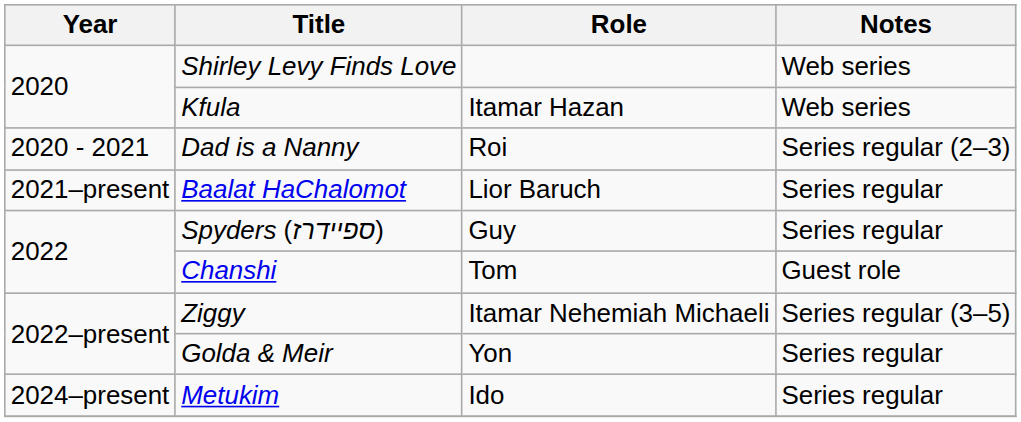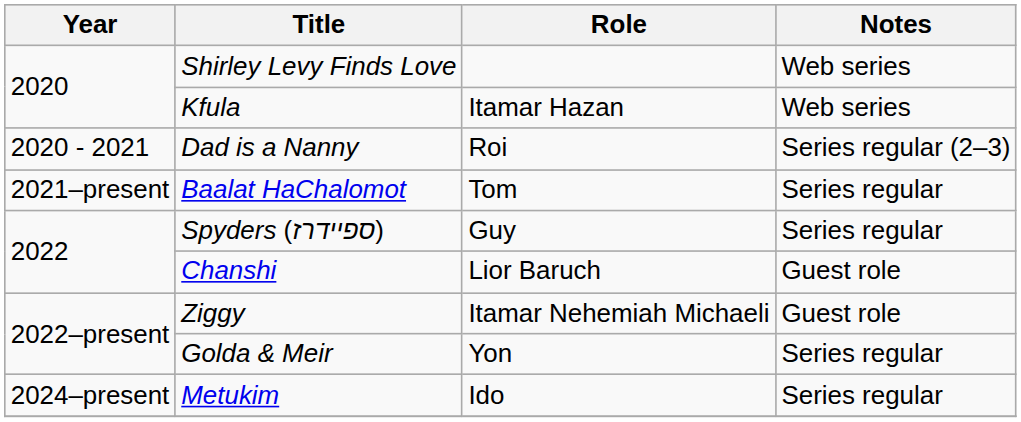(535, 189) Lior Baruch -> (493, 189) Tom
(493, 271) Tom -> (535, 271) Lior Baruch
(896, 312) Series regular (3–5) -> (841, 312) Guest role
